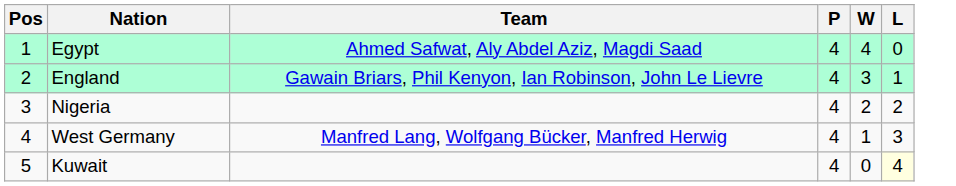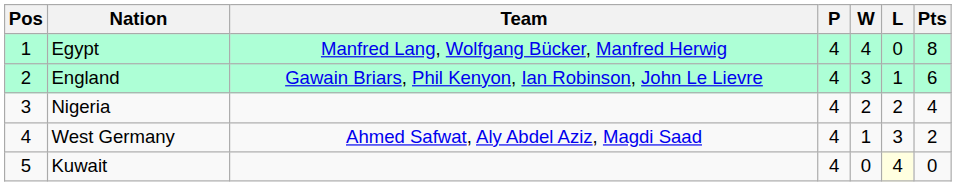+ column: (932, 19)
(524, 48) Ahmed Safwat, Aly Abdel Aziz, Magdi Saad -> (524, 48) Manfred Lang, Wolfgang Bücker, Manfred Herwig
(524, 136) Manfred Lang, Wolfgang Bücker, Manfred Herwig -> (524, 136) Ahmed Safwat, Aly Abdel Aziz, Magdi Saad
